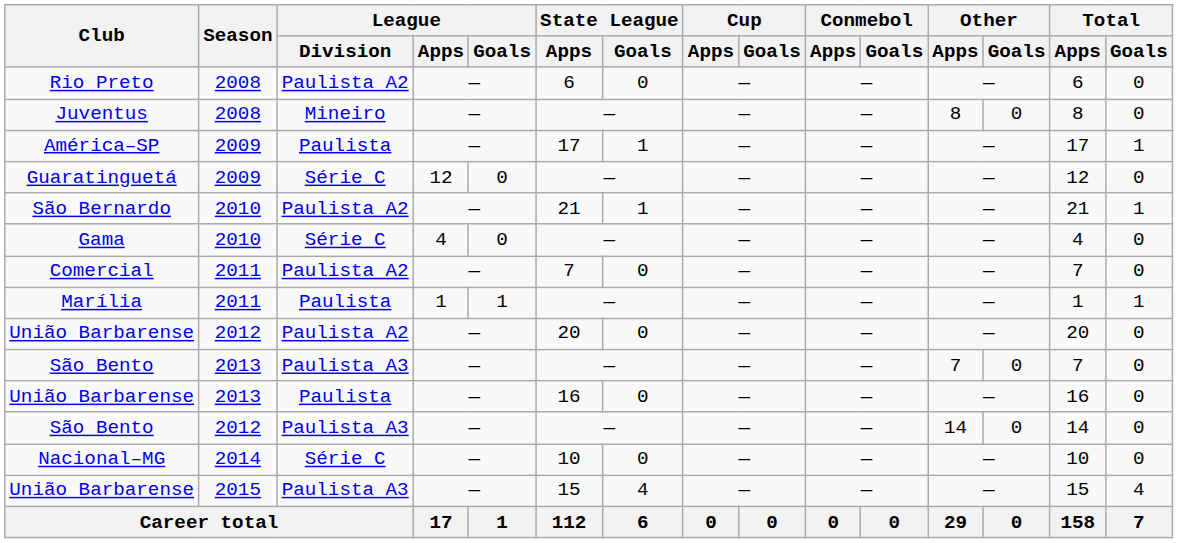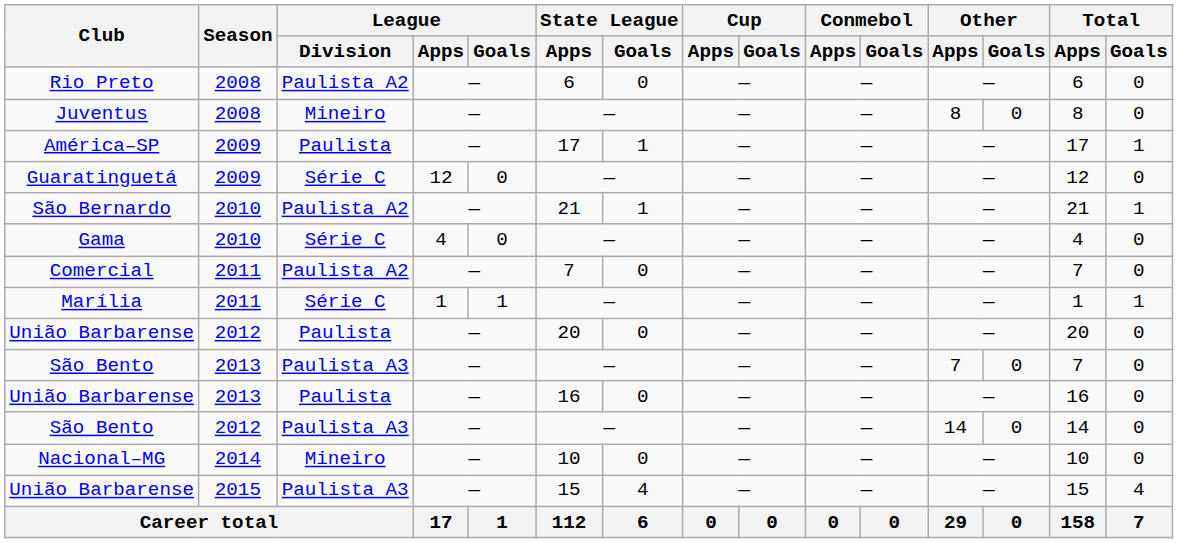(345, 303) Paulista -> (345, 303) Série C
(345, 334) Paulista A2 -> (345, 334) Paulista
(345, 459) Série C -> (345, 459) Mineiro
